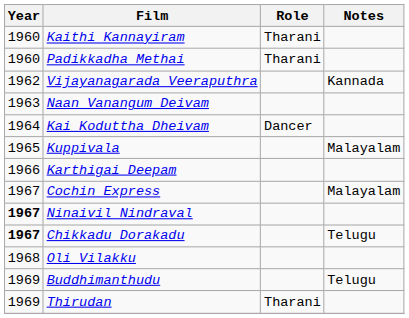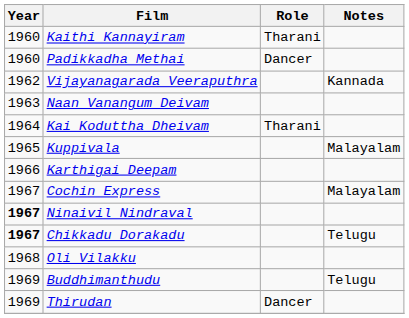(292, 60) Tharani -> (288, 60) Dancer
(288, 126) Dancer -> (292, 126) Tharani
(292, 302) Tharani -> (288, 302) Dancer
